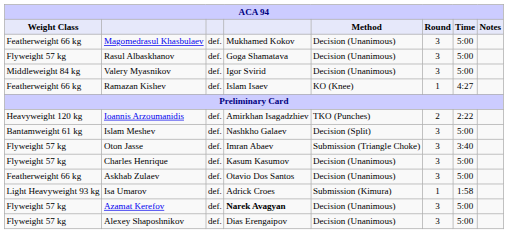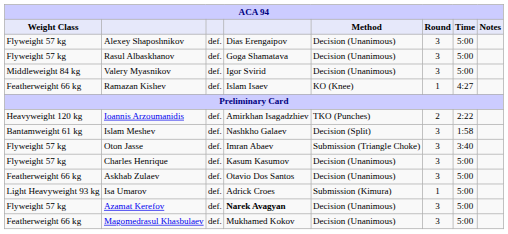rows swapped: (154, 41) <-> (144, 221)
(465, 131) 5:00 -> (465, 131) 1:58
(465, 191) 1:58 -> (465, 191) 5:00
